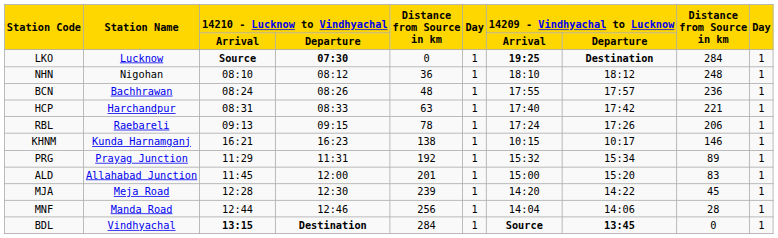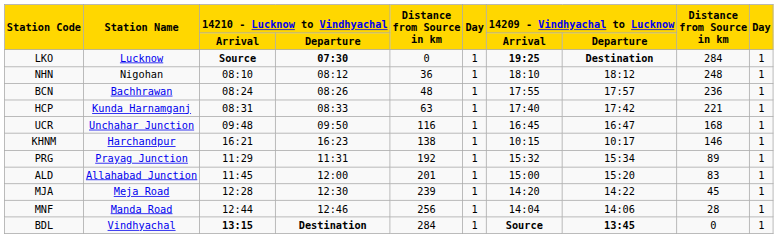(142, 108) Harchandpur -> (142, 108) Kunda Harnamganj
- row: (44, 125)
+ row: (44, 125)
(142, 142) Kunda Harnamganj -> (142, 142) Harchandpur
